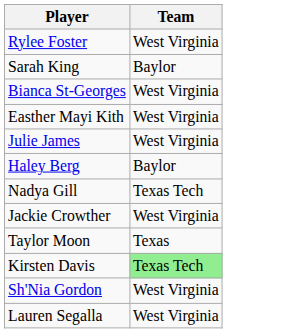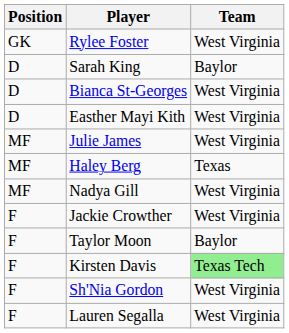+ column: (35, 16)
(154, 166) Baylor -> (212, 166) Texas
(168, 191) Texas Tech -> (237, 191) West Virginia
(151, 240) Texas -> (216, 240) Baylor
